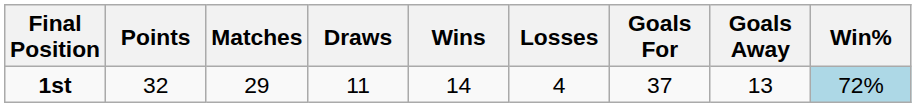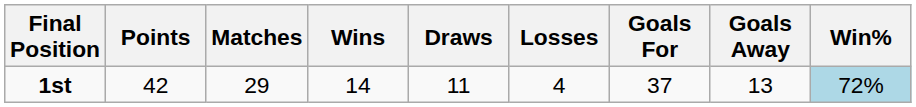columns swapped: (459, 36) <-> (358, 36)
(156, 85) 32 -> (156, 85) 42
